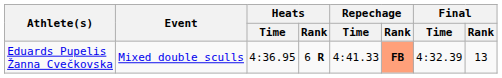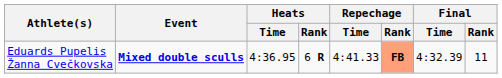(181, 57) normal -> (181, 57) bold
(481, 57) 13 -> (481, 57) 11
